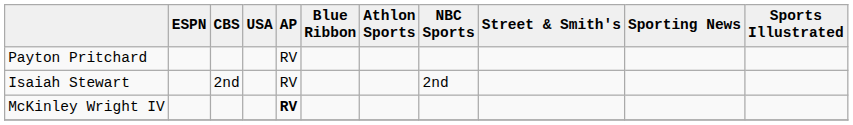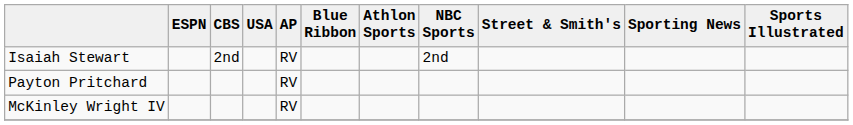rows swapped: (78, 58) <-> (69, 83)
(288, 107) bold -> (288, 107) normal
